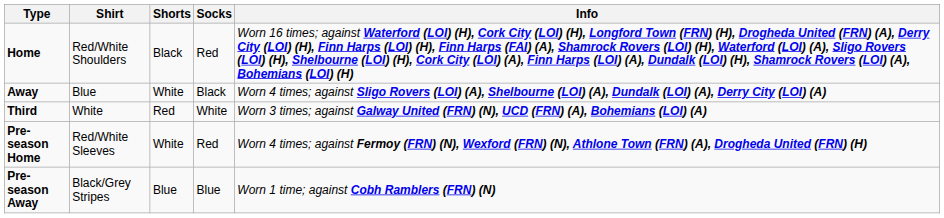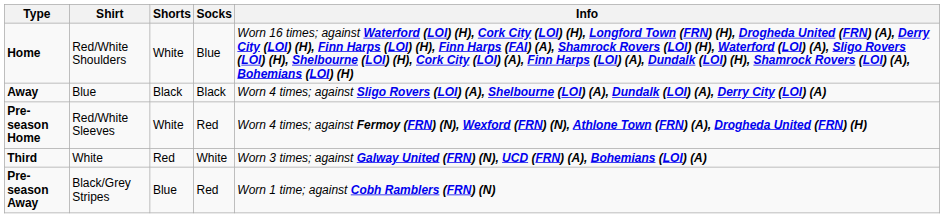(168, 53) Black -> (168, 53) White
(207, 53) Red -> (208, 53) Blue
(168, 92) White -> (168, 92) Black
rows swapped: (22, 111) <-> (28, 144)
(208, 190) Blue -> (207, 190) Red
